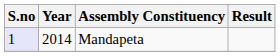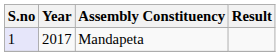(57, 39) 2014 -> (57, 39) 2017
